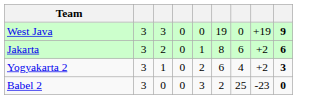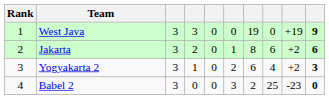+ column: (20, 13)
